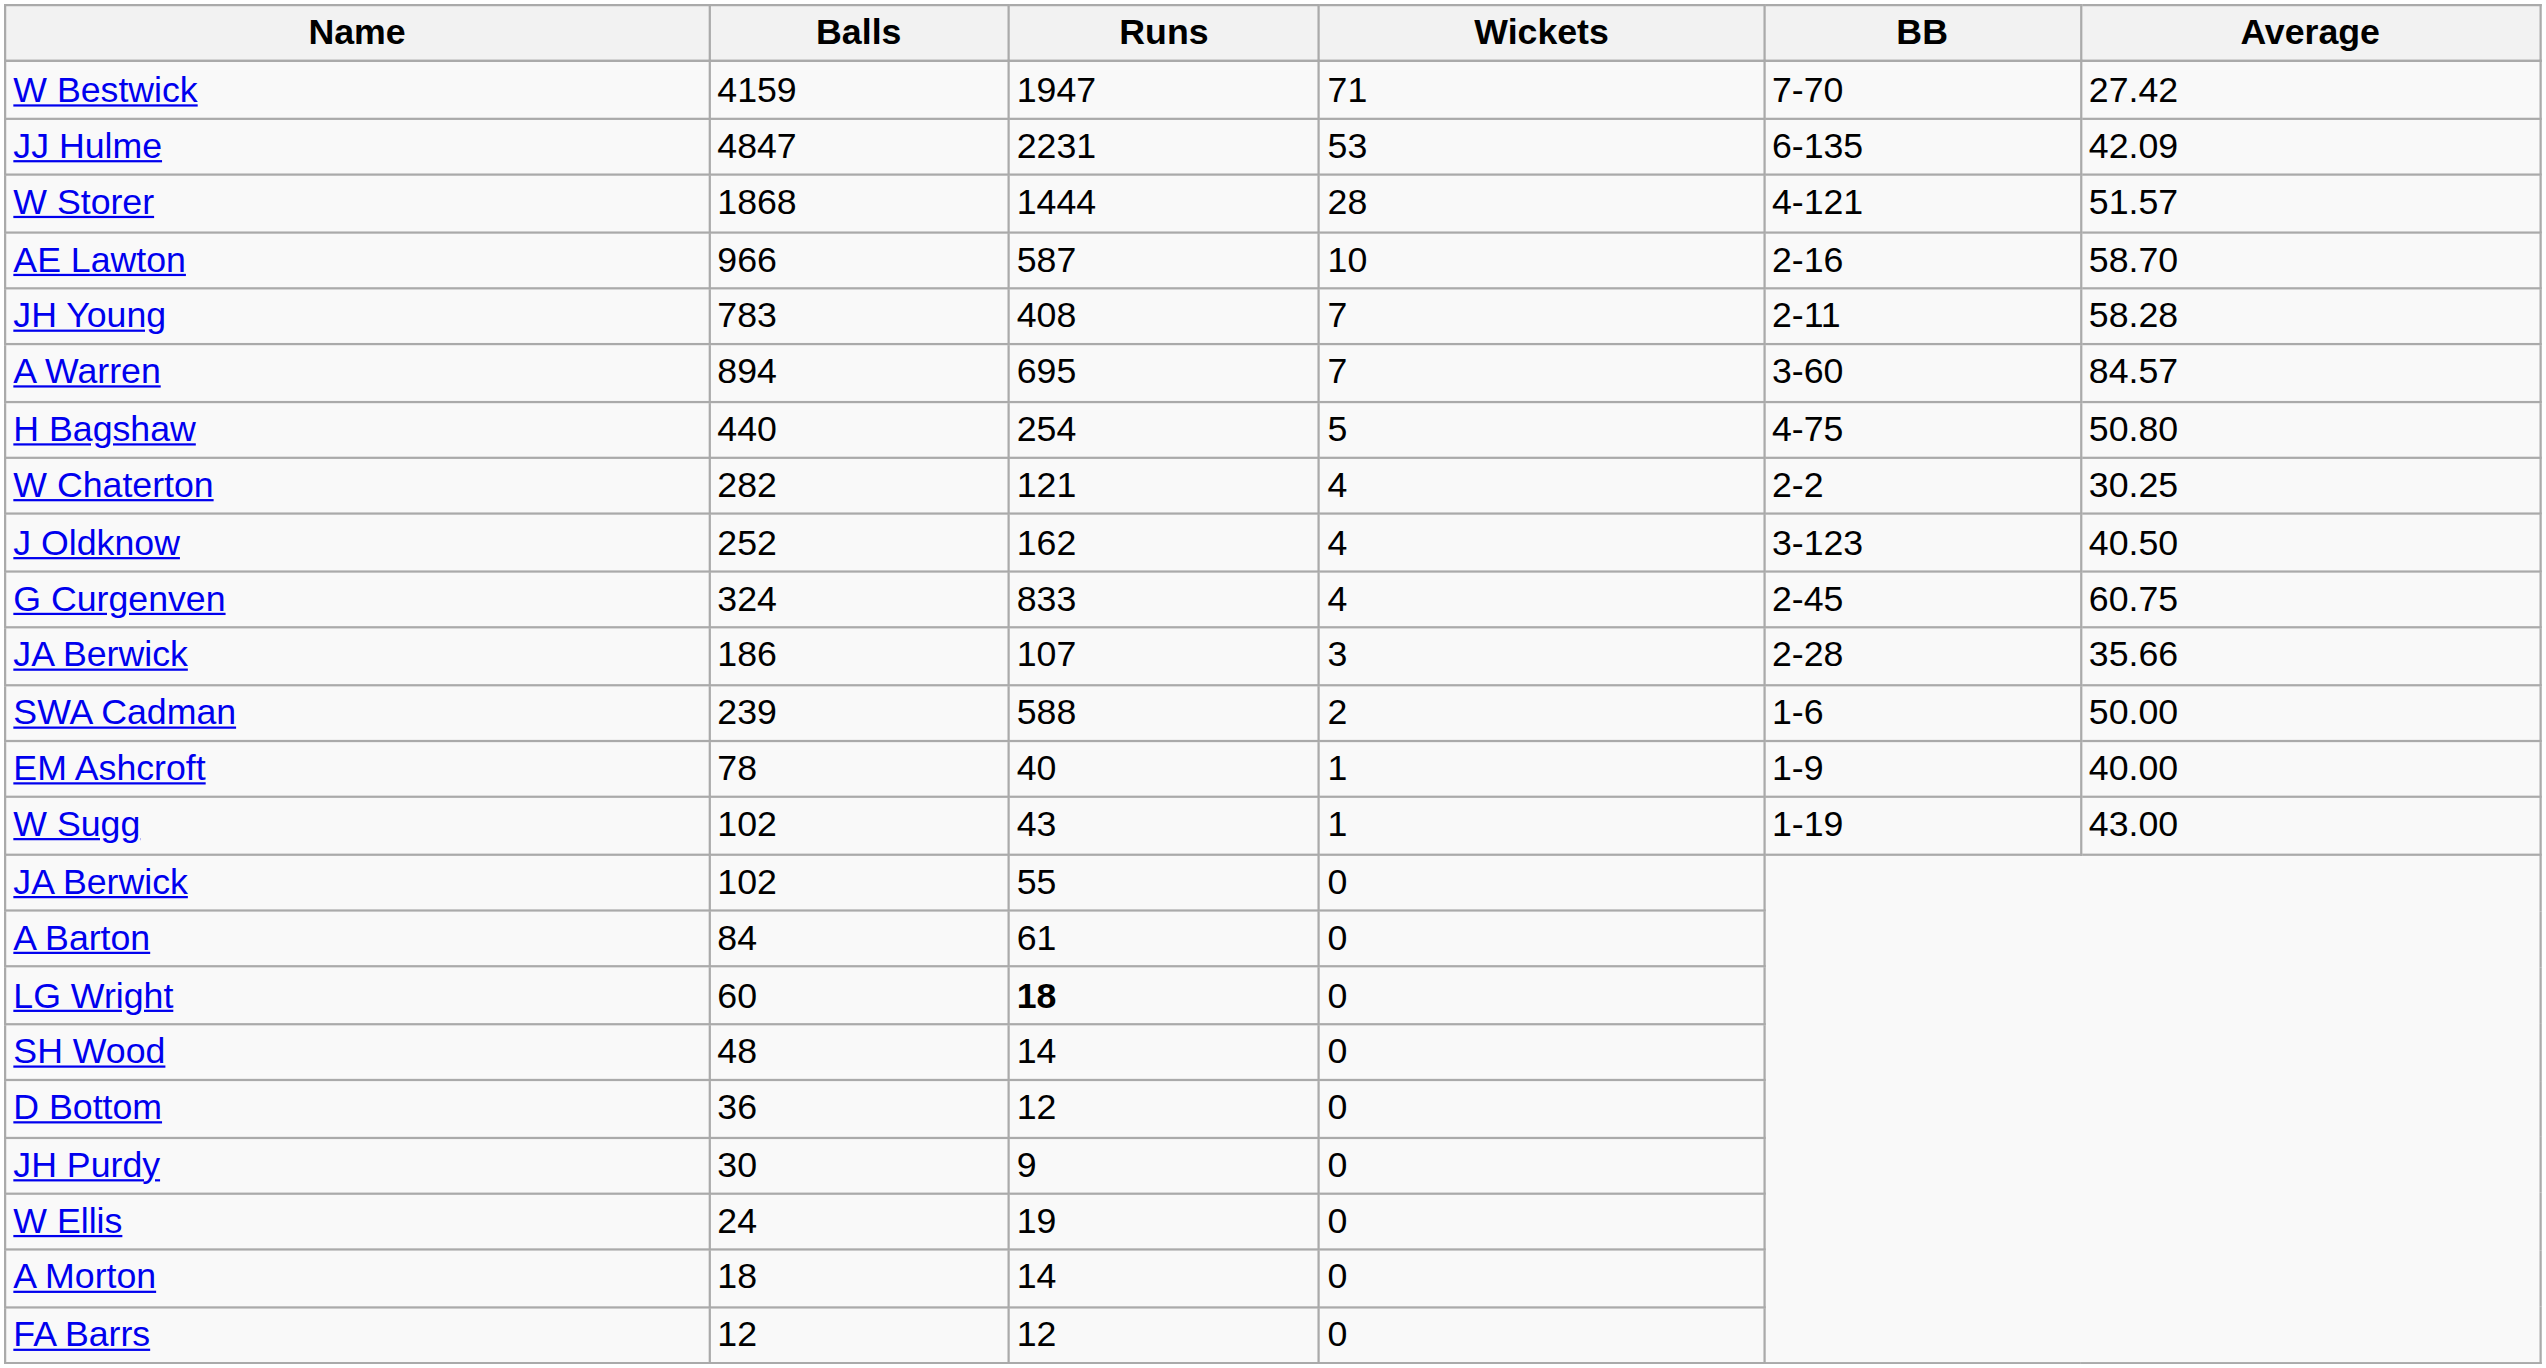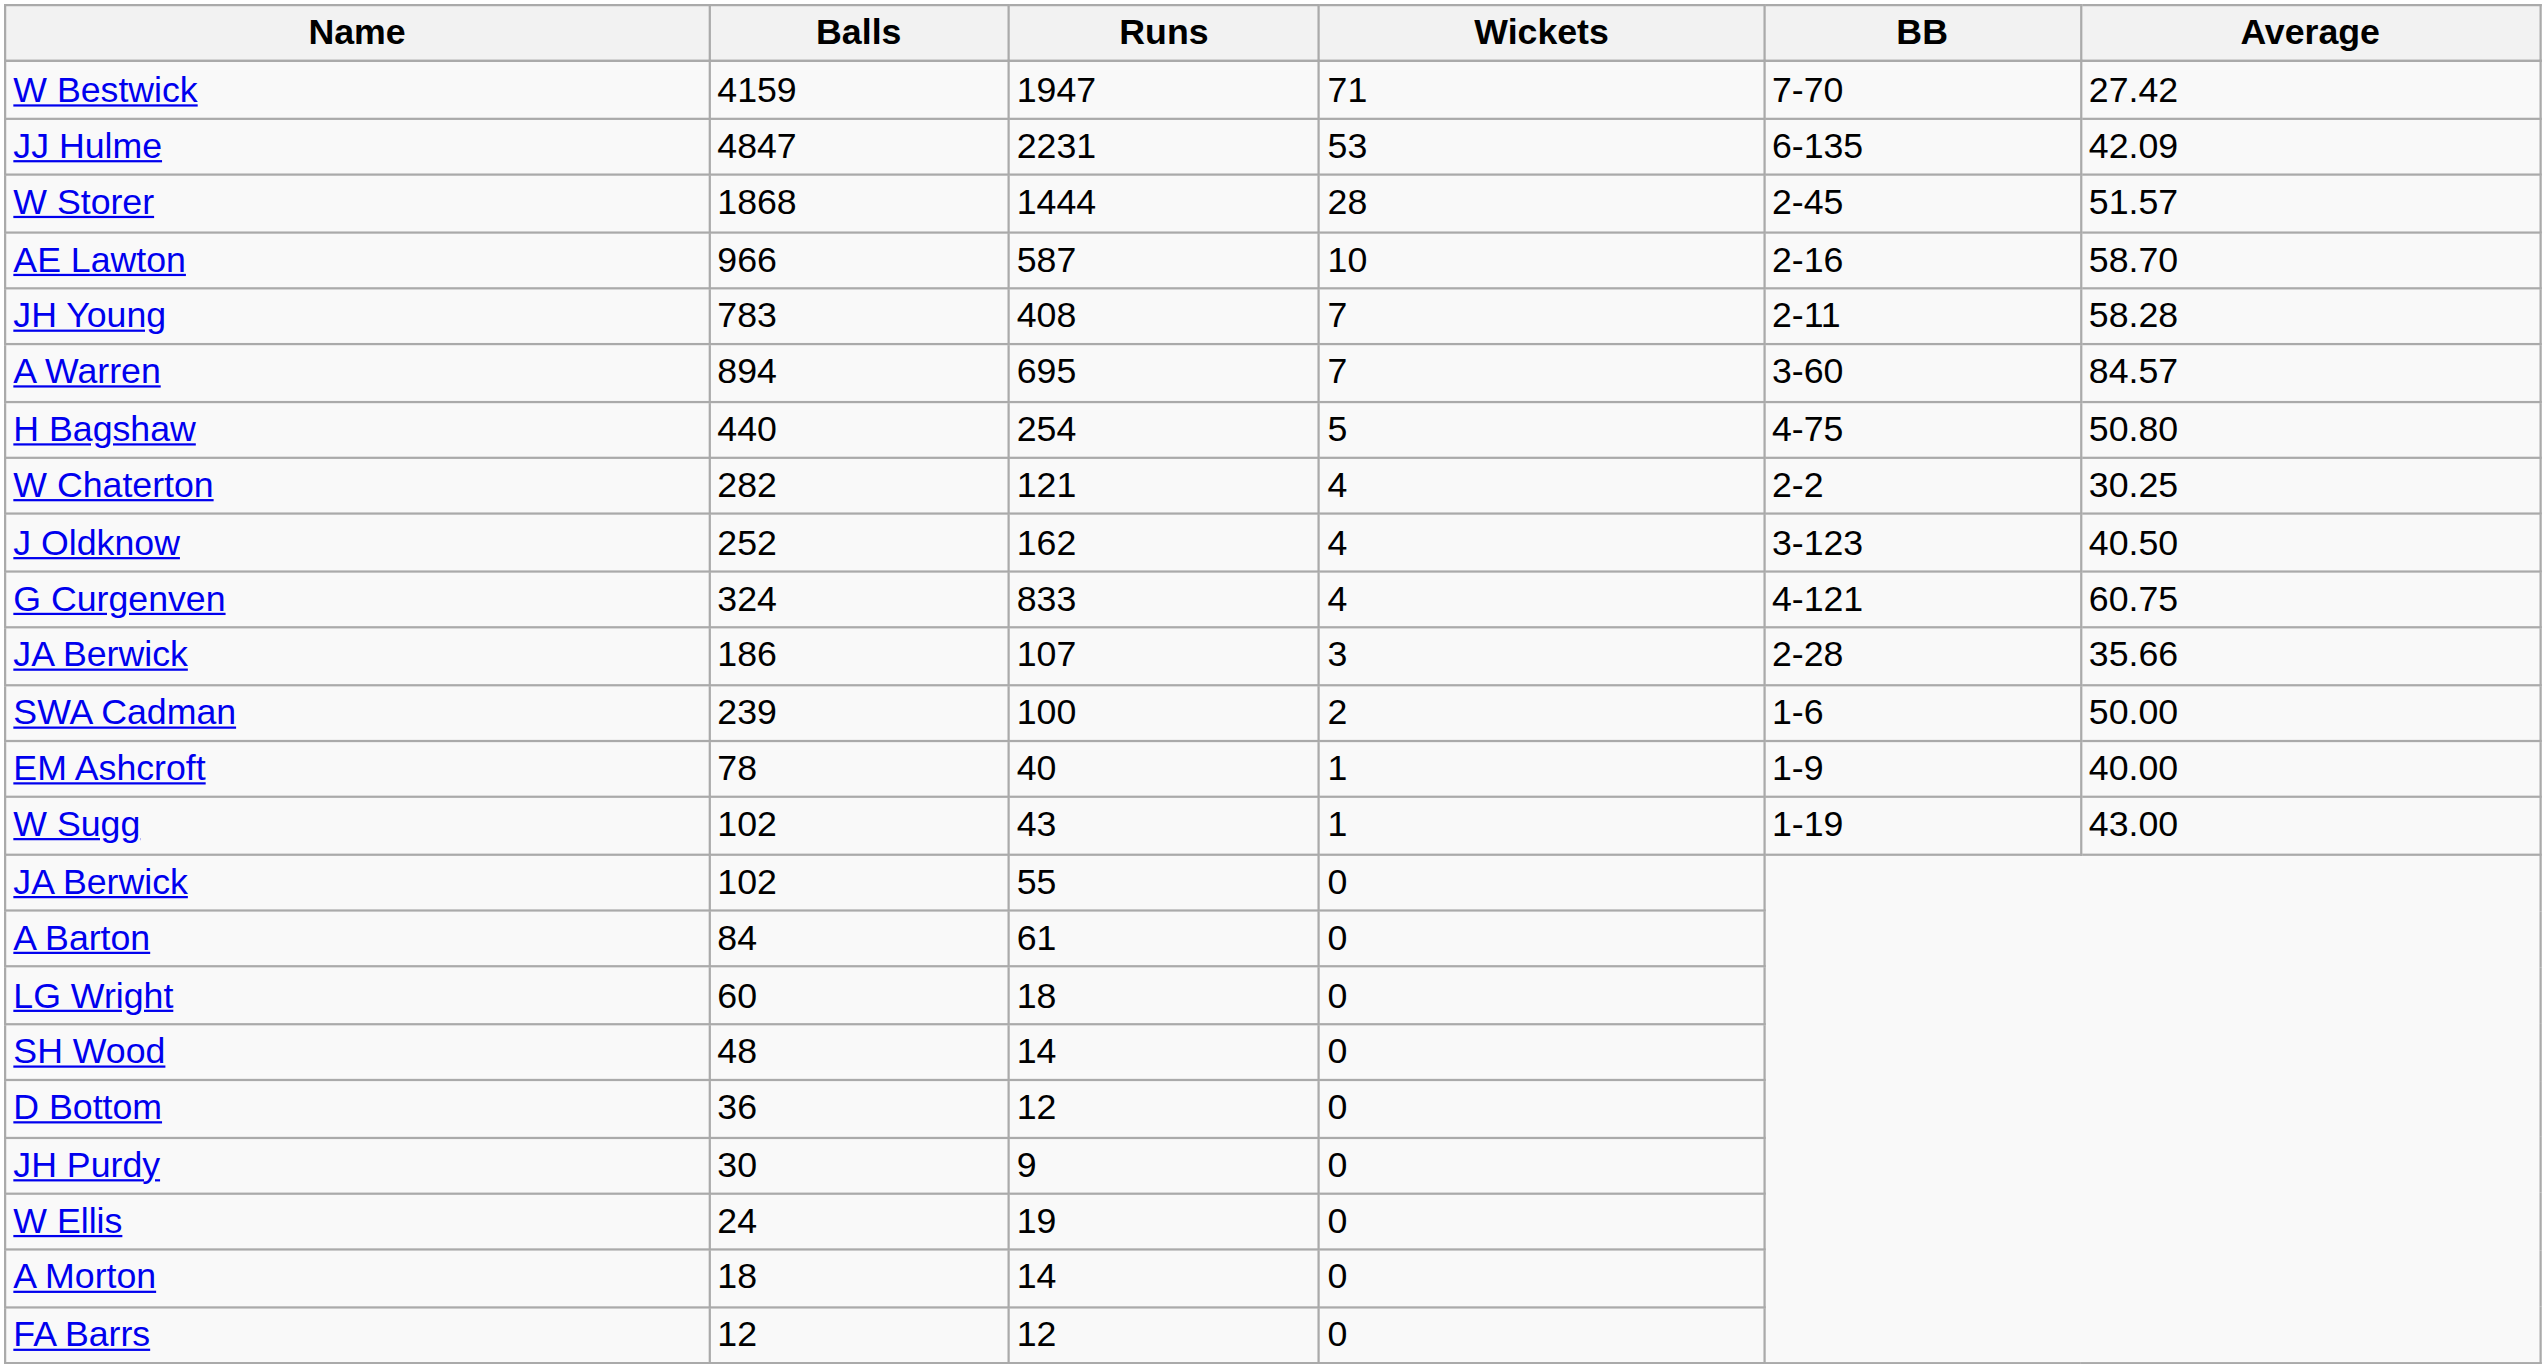(1818, 202) 4-121 -> (1808, 202) 2-45
(1808, 598) 2-45 -> (1818, 598) 4-121
(1046, 711) 588 -> (1046, 711) 100
(1037, 994) bold -> (1037, 994) normal
